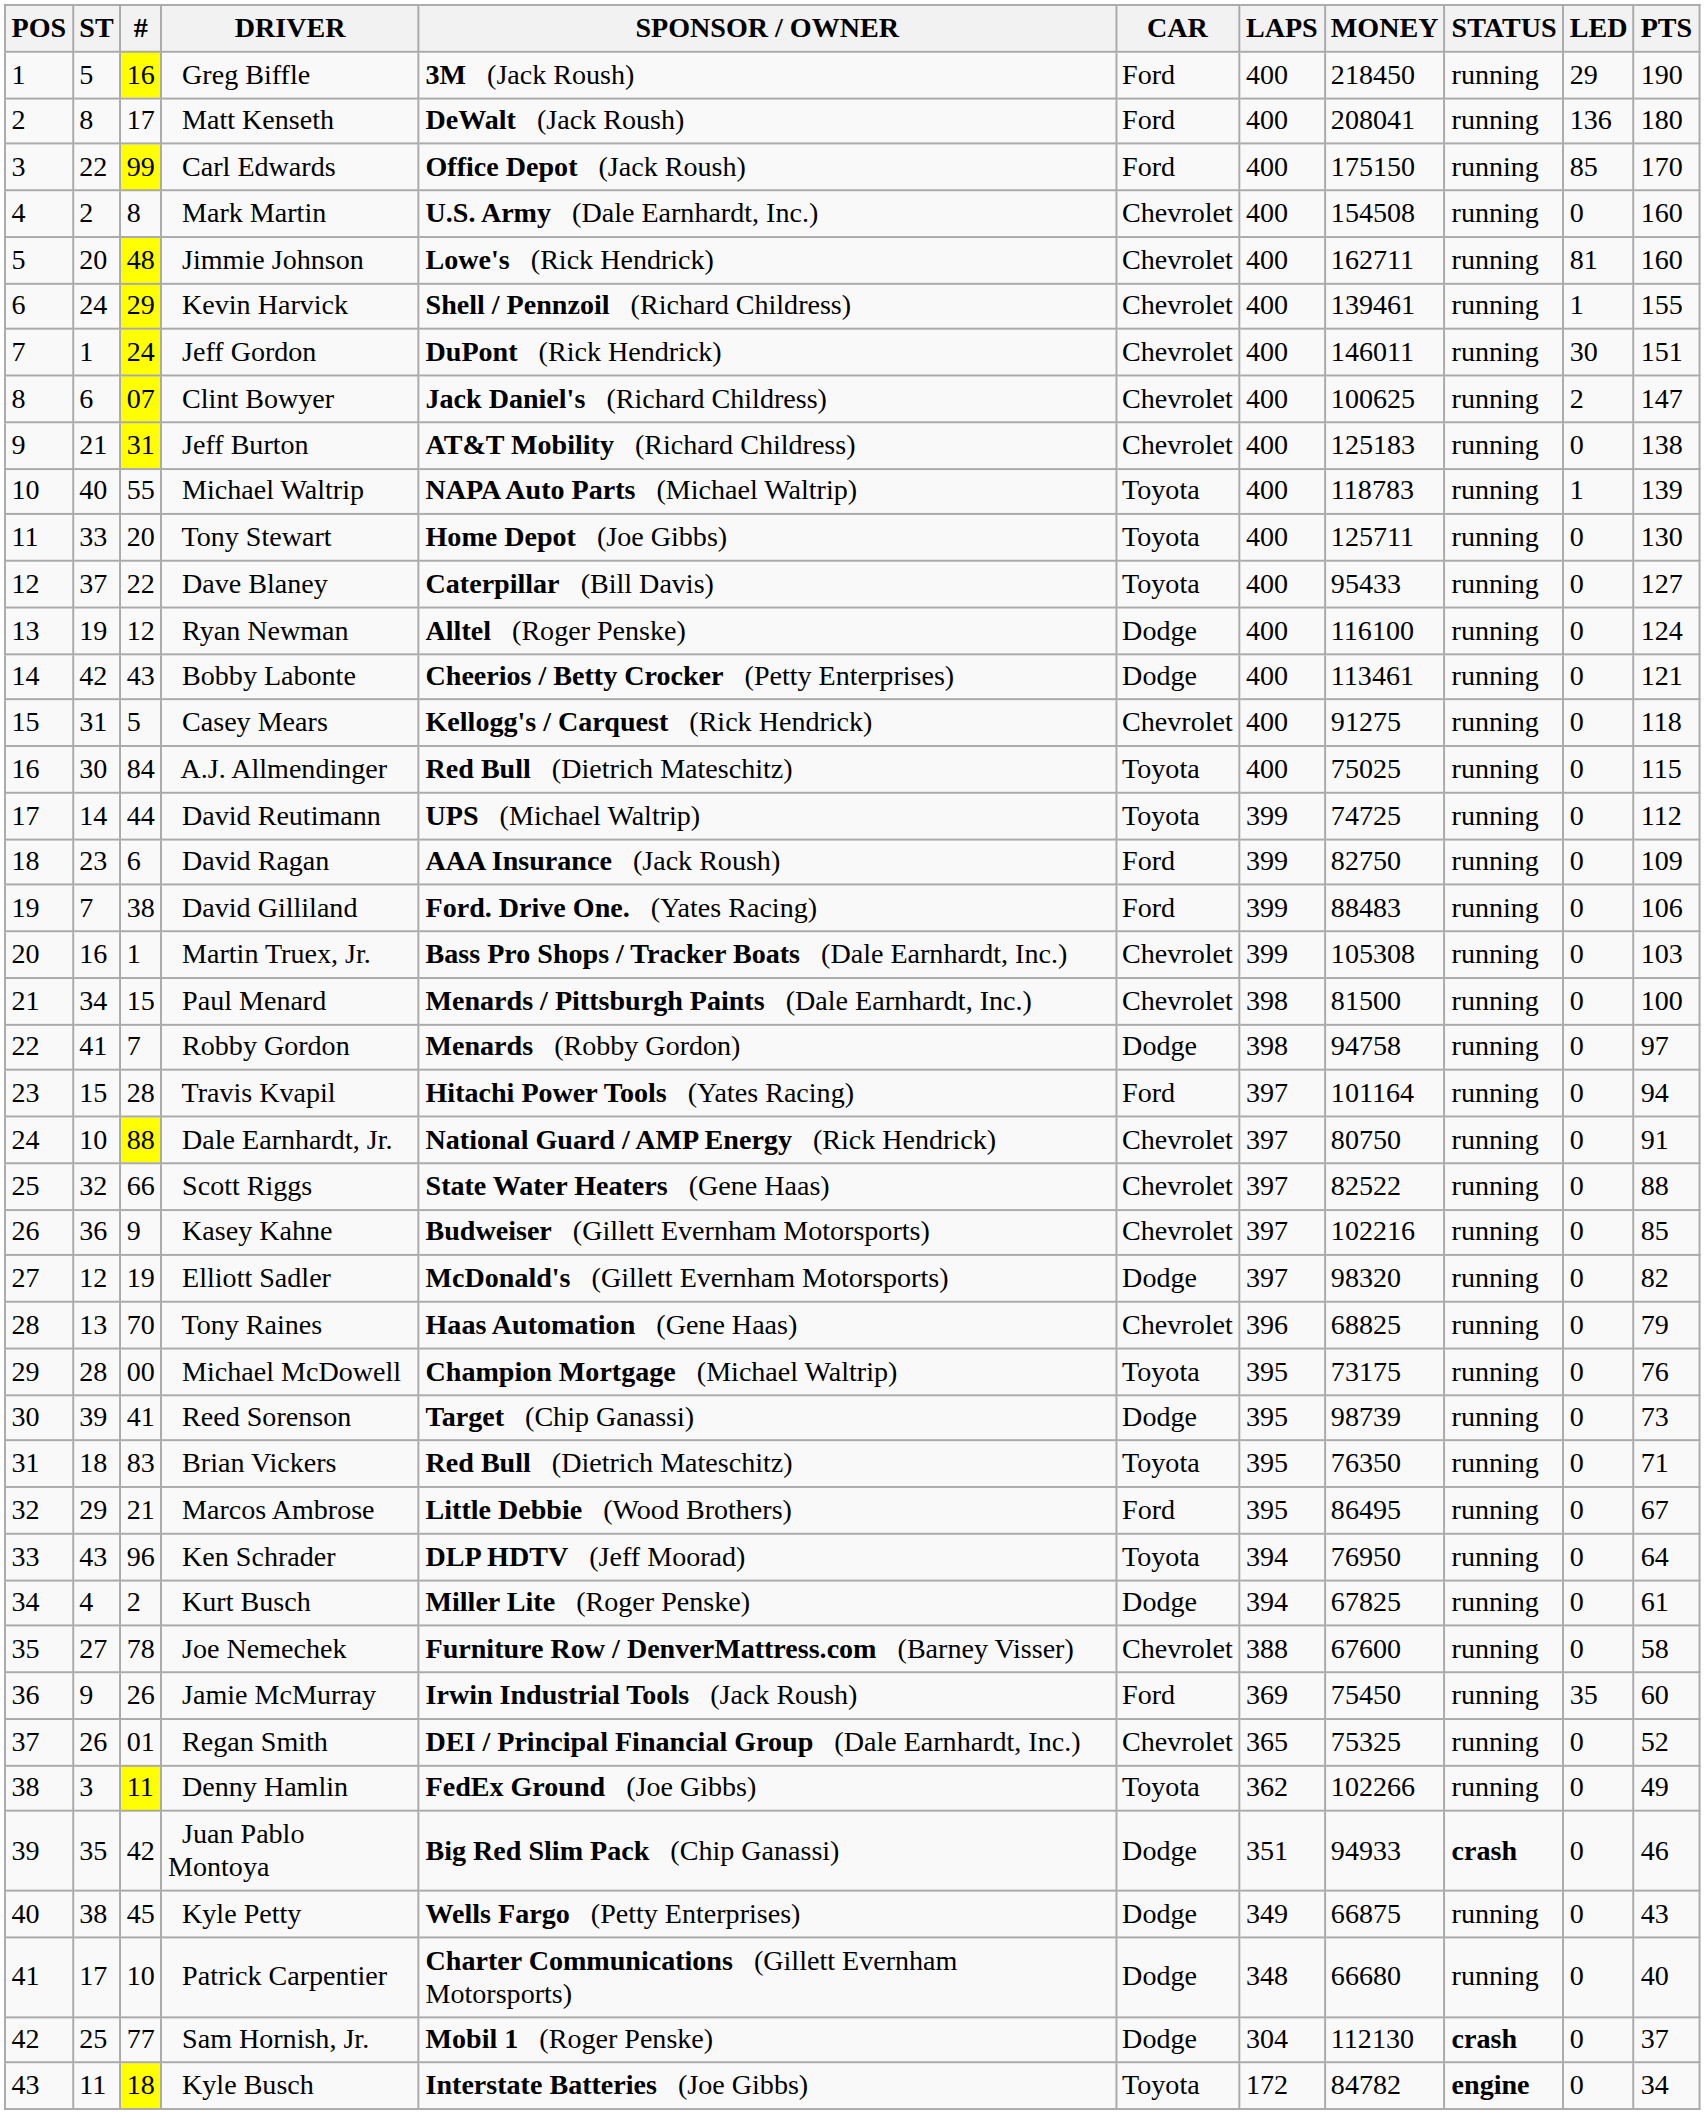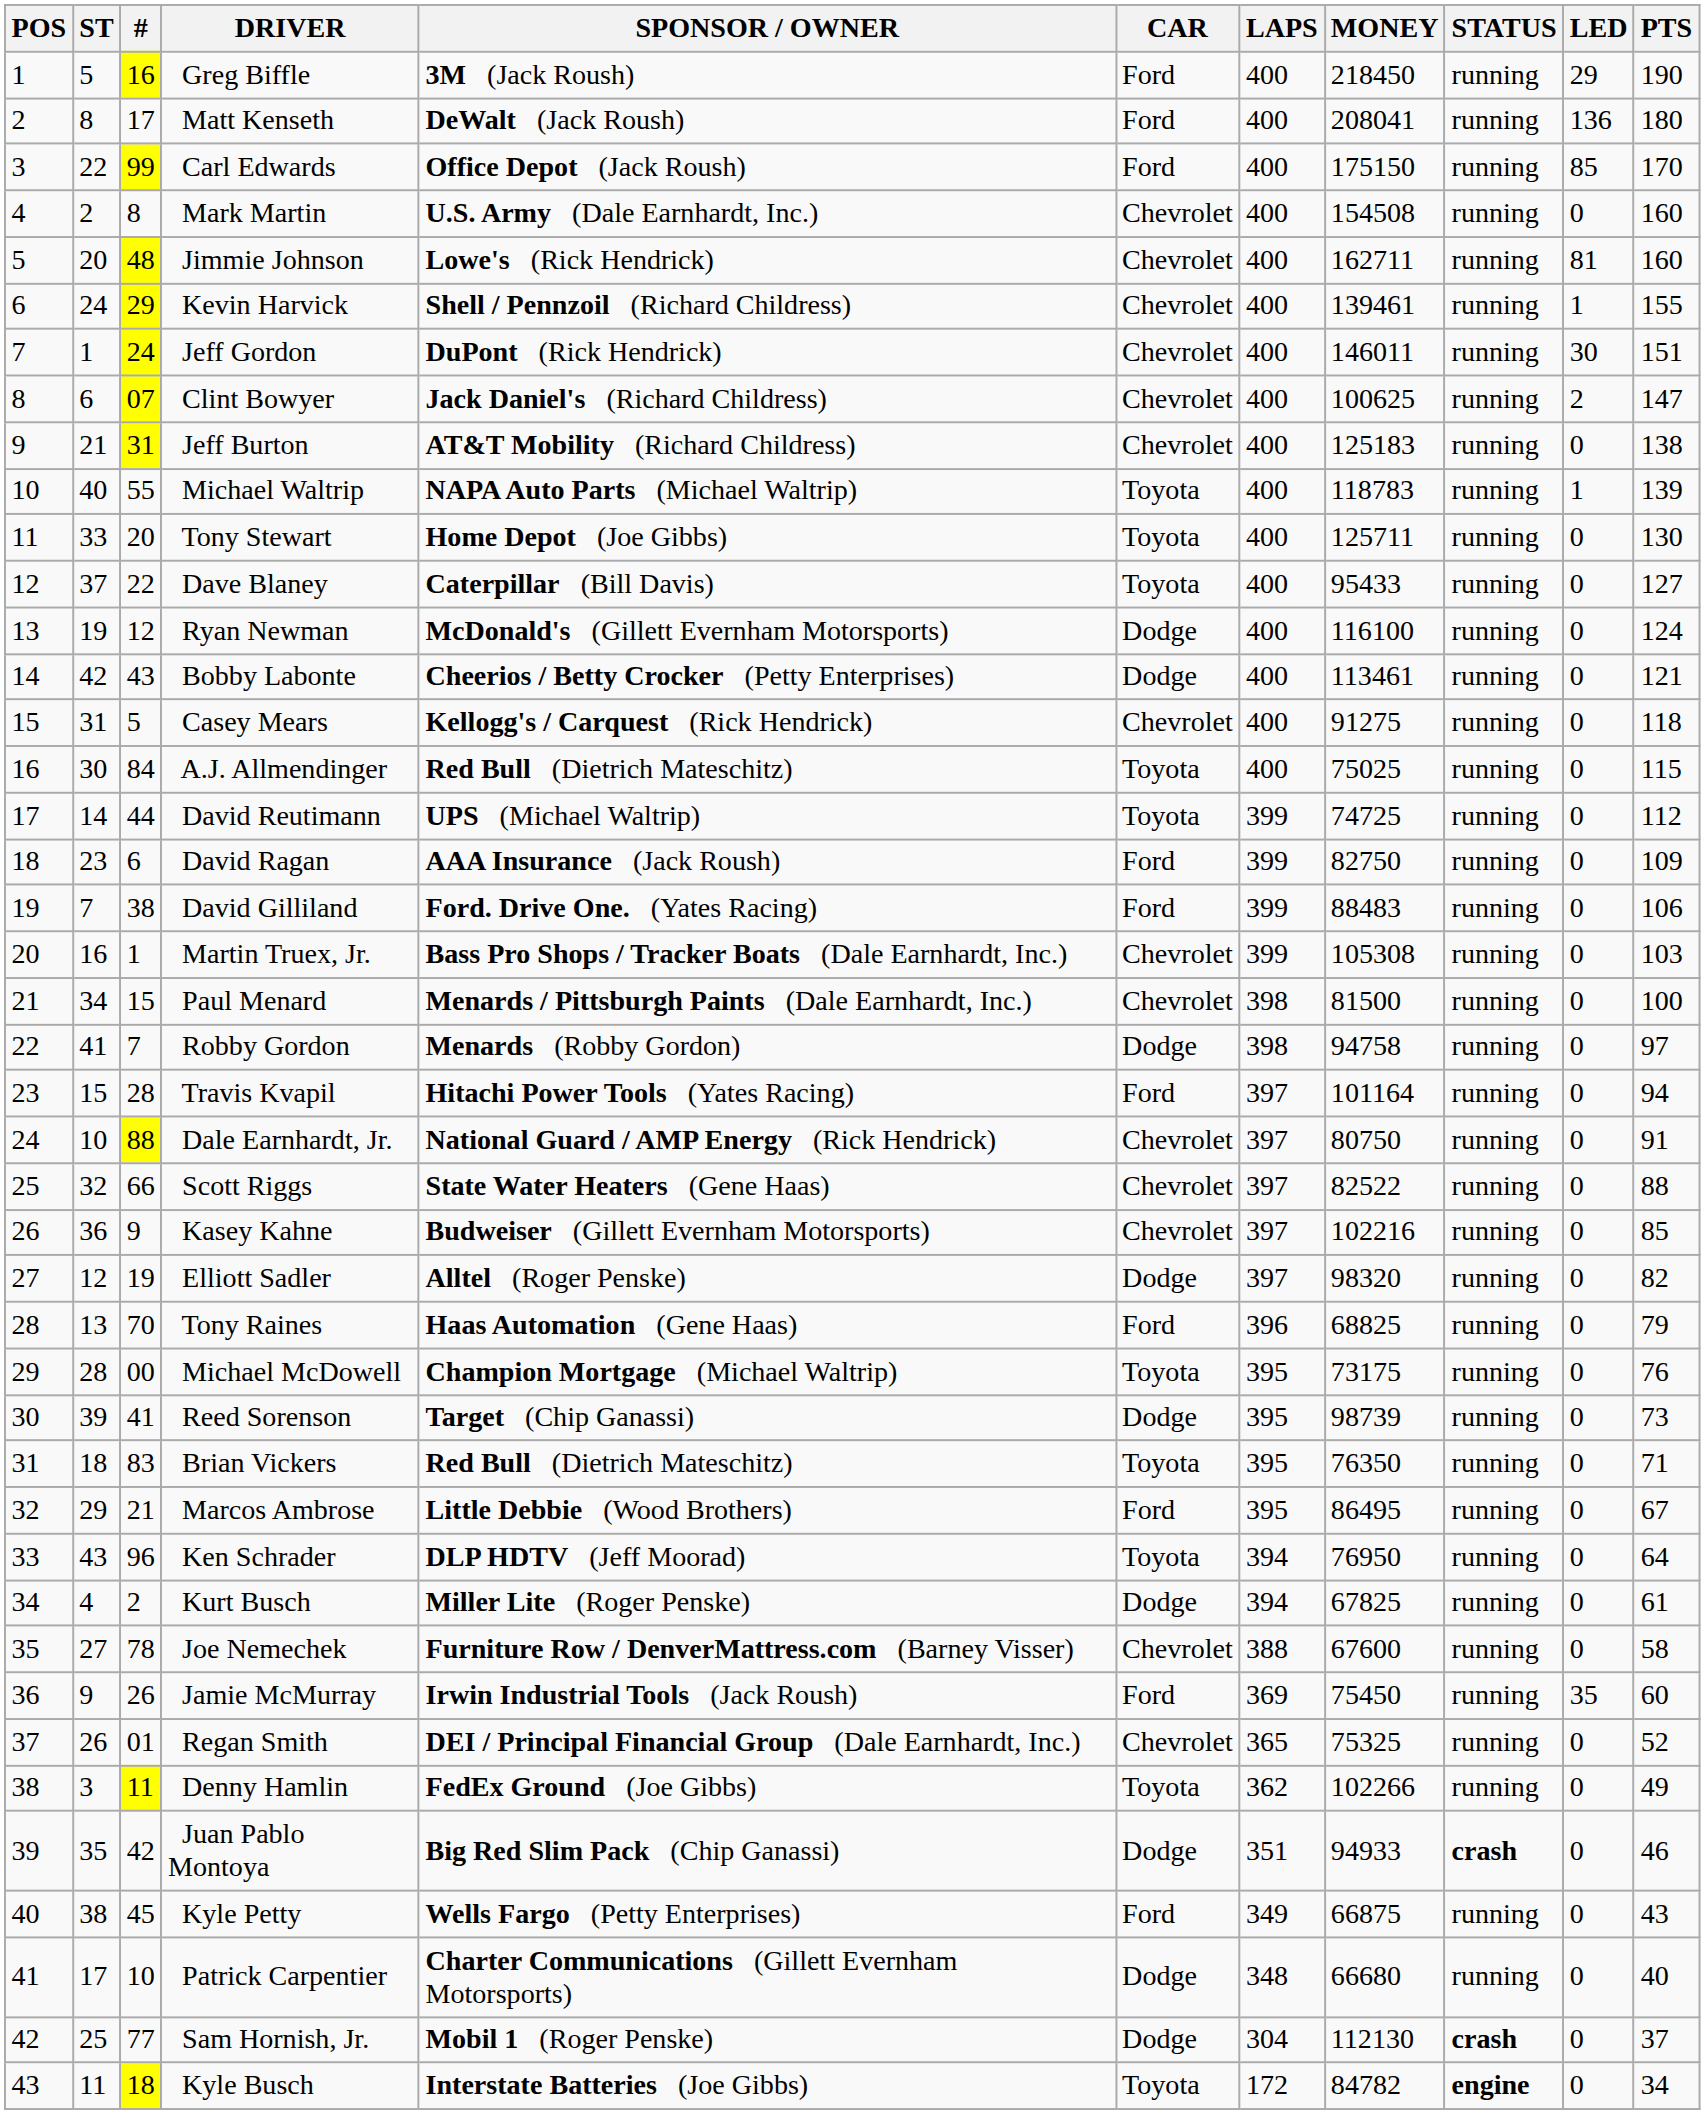(556, 630) Alltel (Roger Penske) -> (687, 630) McDonald's (Gillett Evernham Motorsports)
(687, 1278) McDonald's (Gillett Evernham Motorsports) -> (556, 1278) Alltel (Roger Penske)
(1177, 1324) Chevrolet -> (1149, 1324) Ford
(1160, 1913) Dodge -> (1149, 1913) Ford
